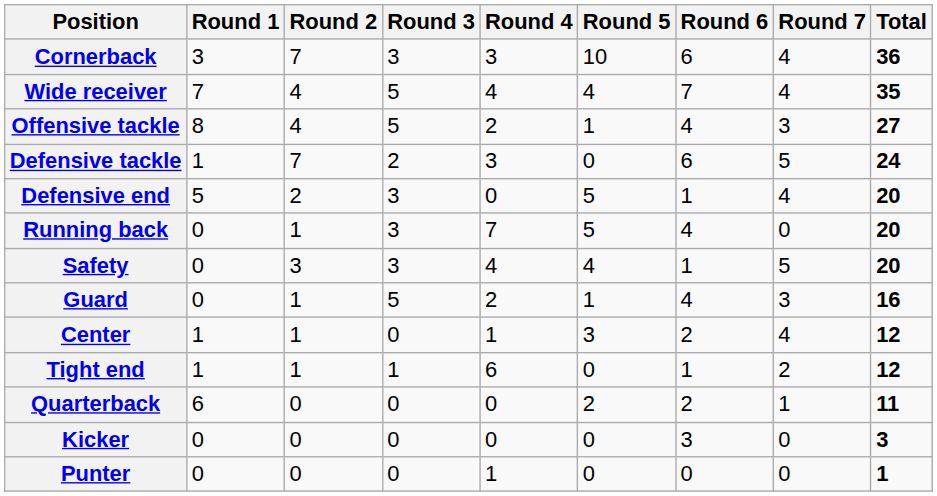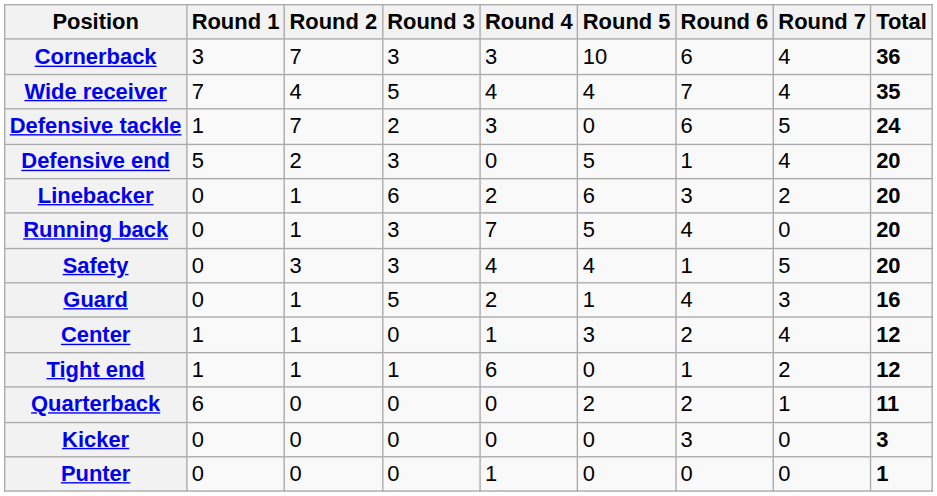- row: (96, 126)
+ row: (96, 195)
